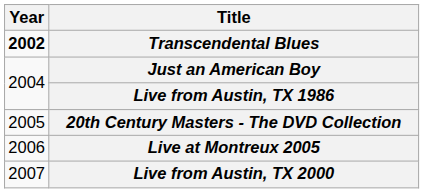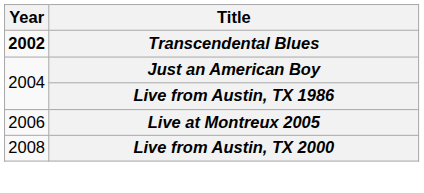- row: (234, 122)
(27, 174) 2007 -> (27, 148) 2008
